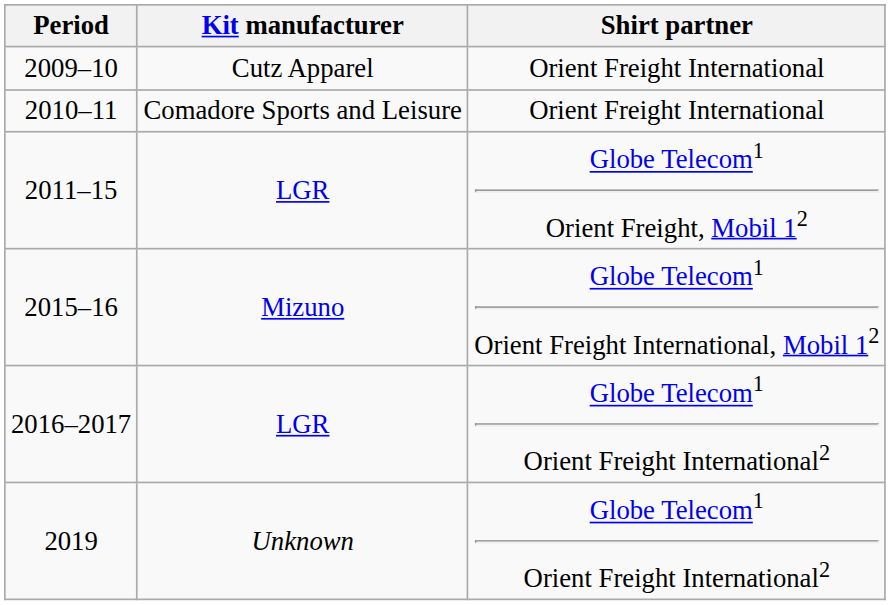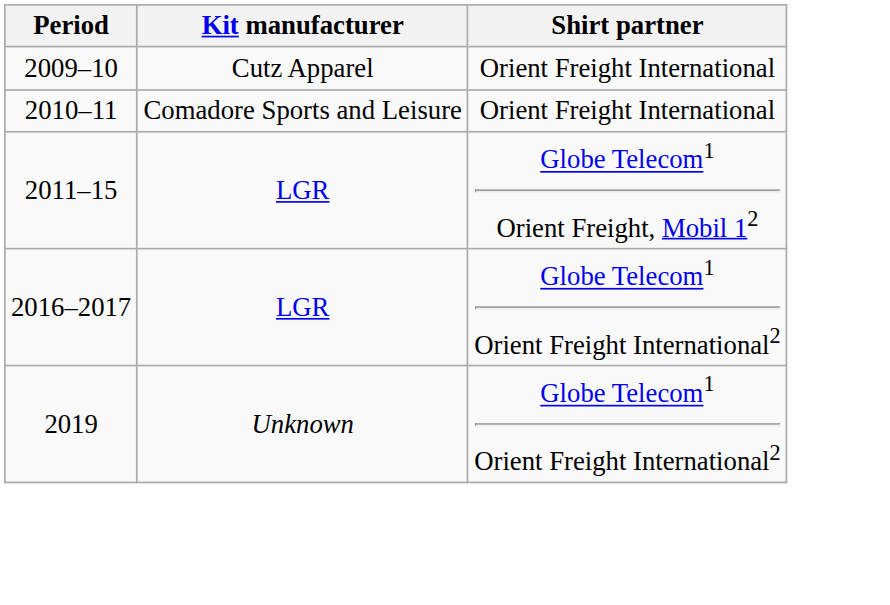- row: (71, 307)
